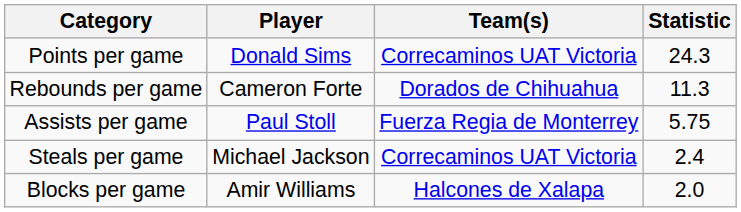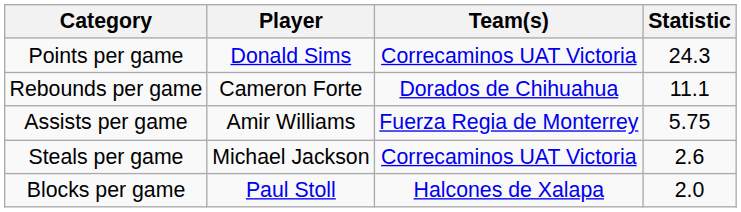(690, 88) 11.3 -> (690, 88) 11.1
(291, 122) Paul Stoll -> (291, 122) Amir Williams
(690, 156) 2.4 -> (690, 156) 2.6
(291, 190) Amir Williams -> (291, 190) Paul Stoll
